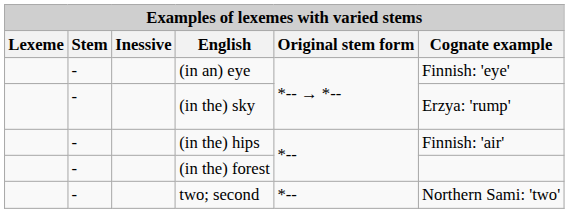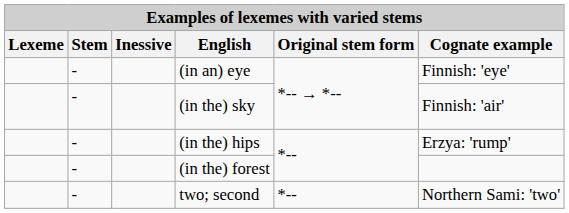(466, 106) Erzya: 'rump' -> (463, 106) Finnish: 'air'
(463, 141) Finnish: 'air' -> (466, 141) Erzya: 'rump'
